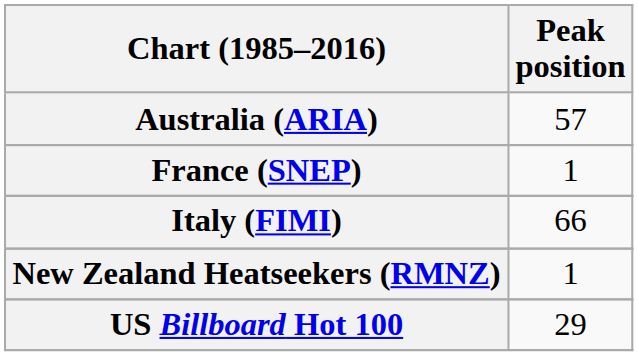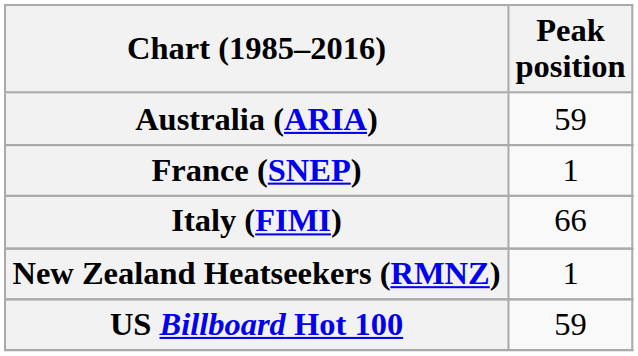(571, 118) 57 -> (571, 118) 59
(571, 324) 29 -> (571, 324) 59
